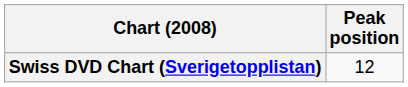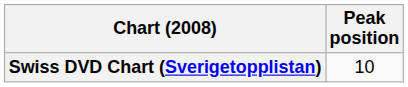(364, 67) 12 -> (364, 67) 10
